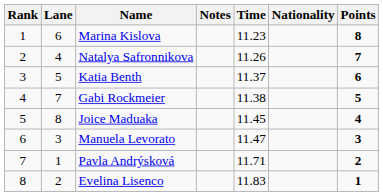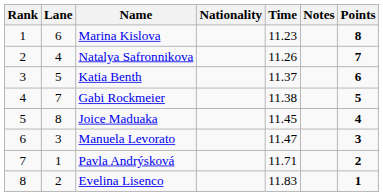columns swapped: (303, 14) <-> (215, 14)
